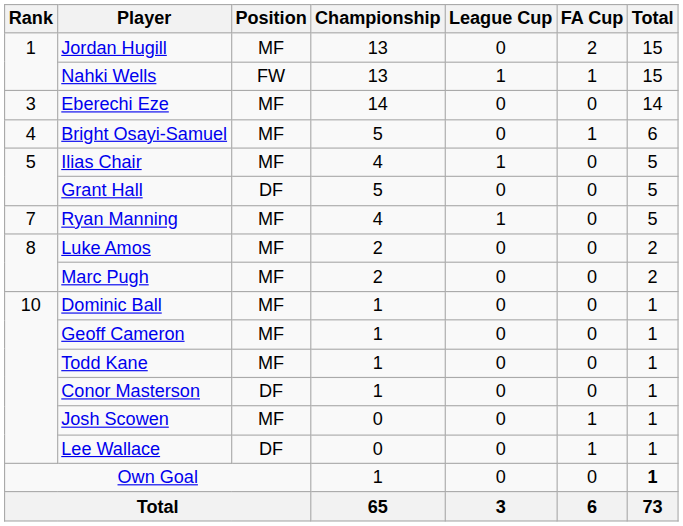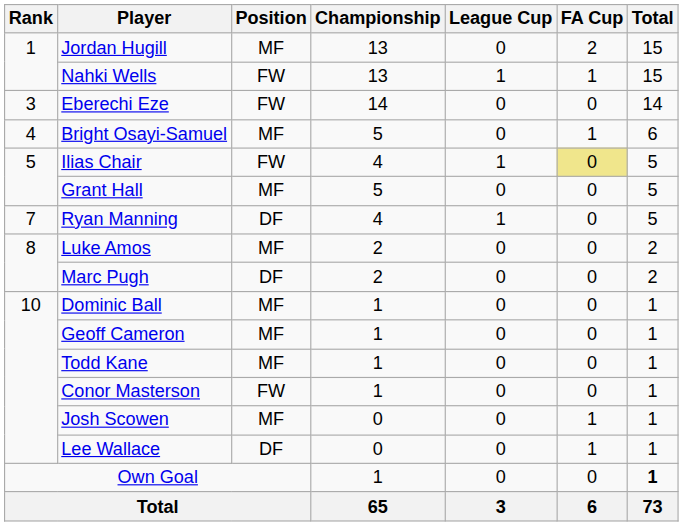(271, 104) MF -> (271, 104) FW
(271, 162) MF -> (271, 162) FW
(592, 162) no background -> (592, 162) khaki background
(271, 190) DF -> (271, 190) MF
(271, 219) MF -> (271, 219) DF
(271, 276) MF -> (271, 276) DF
(271, 391) DF -> (271, 391) FW
